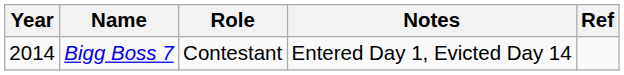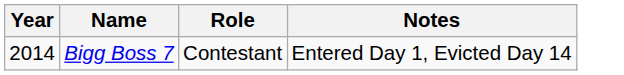- column: (598, 20)
